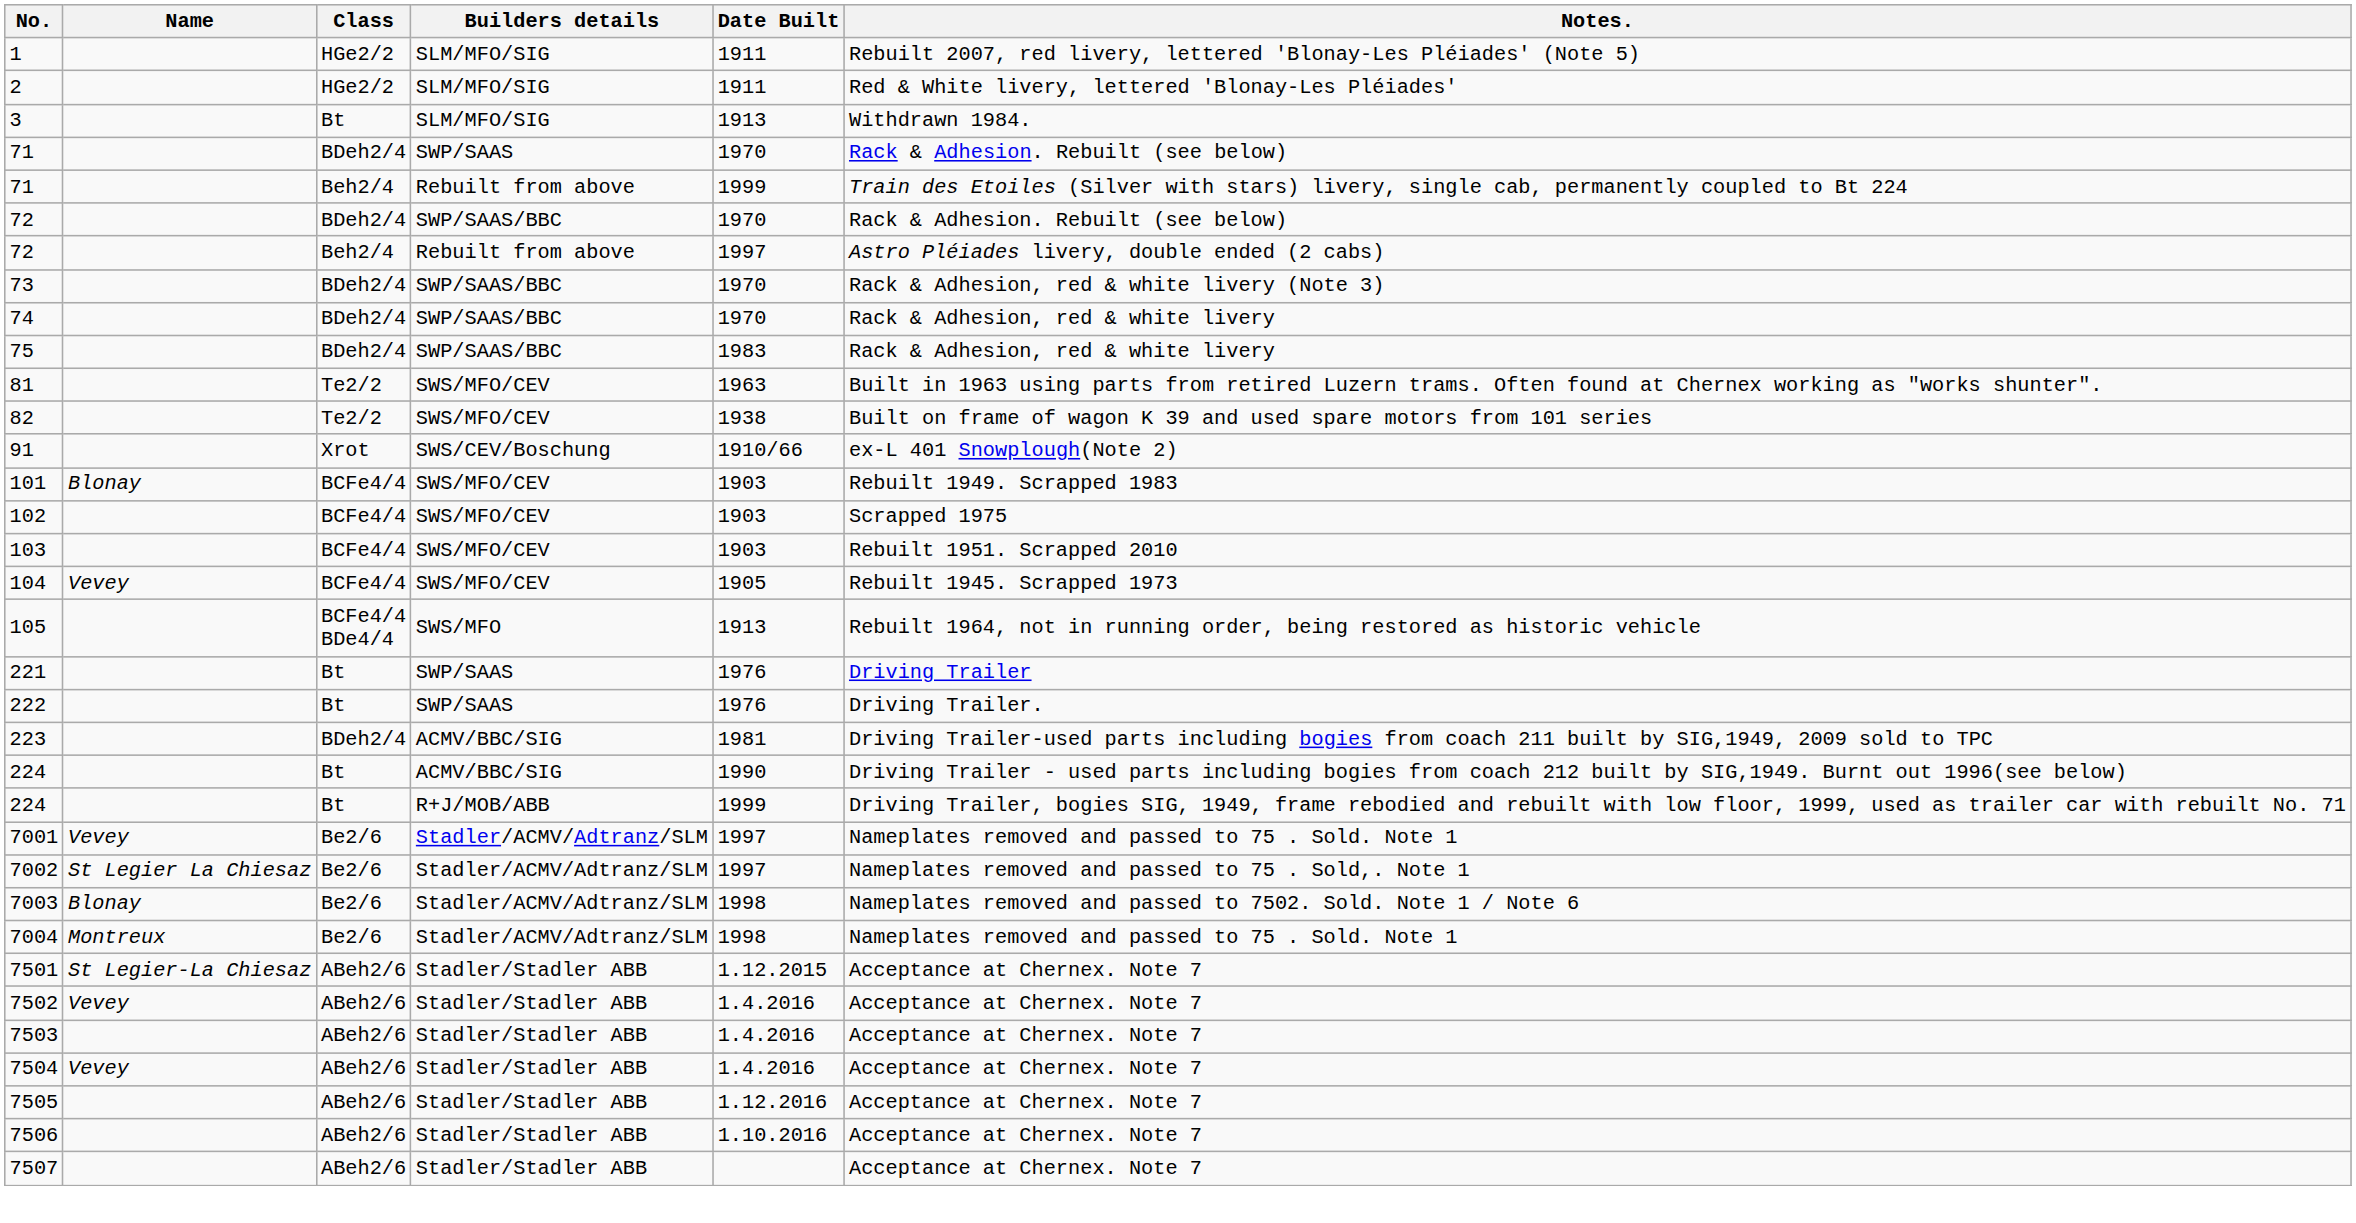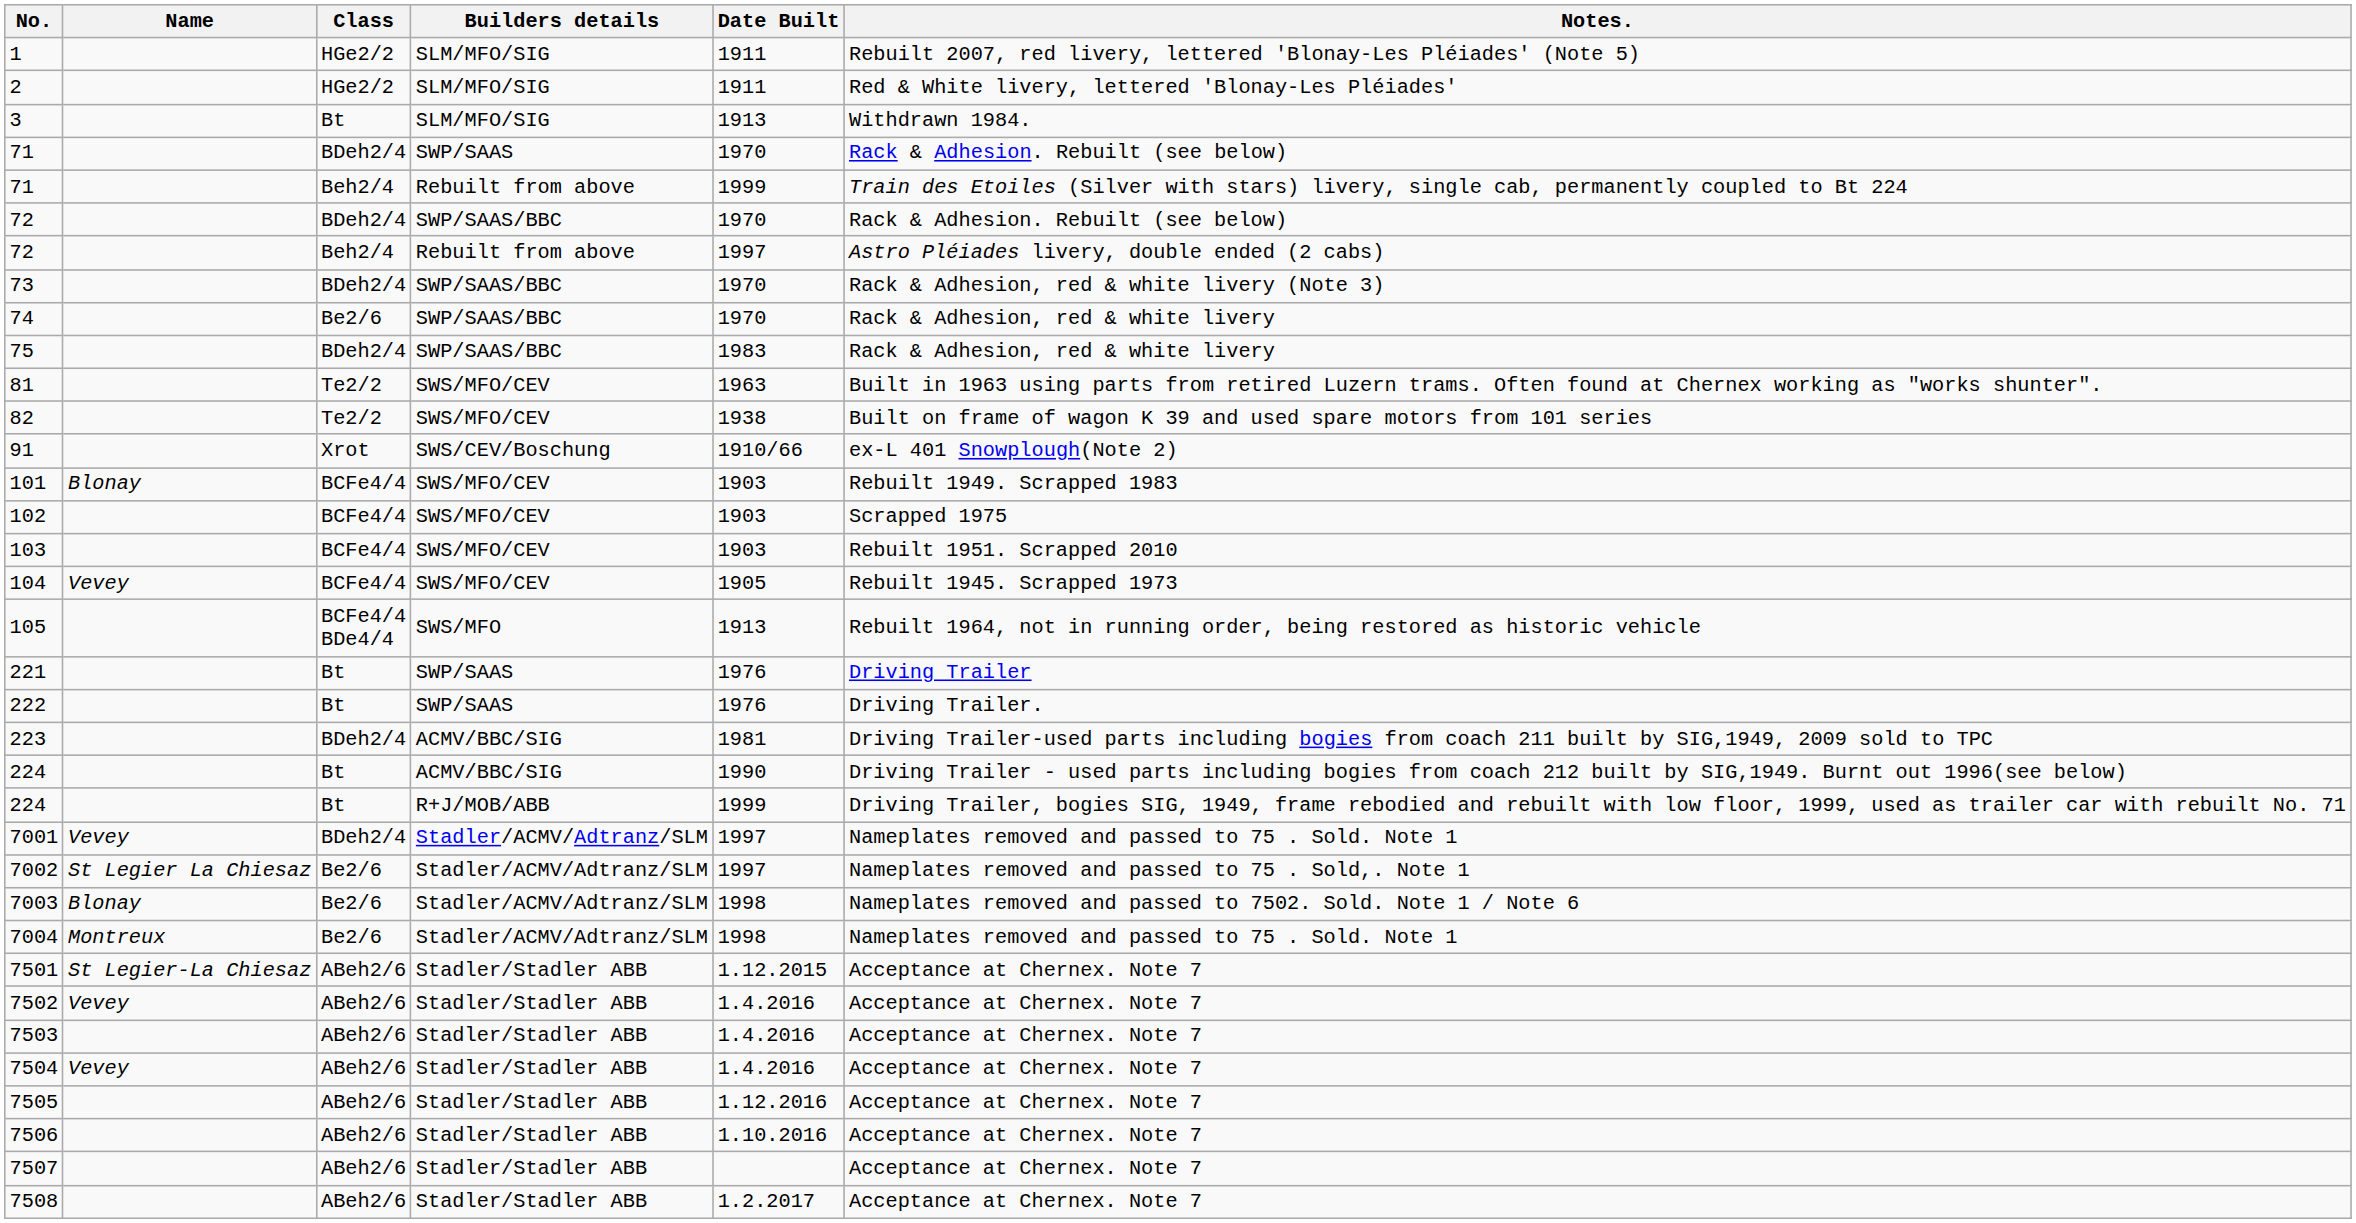(364, 319) BDeh2/4 -> (351, 319) Be2/6
(351, 838) Be2/6 -> (364, 838) BDeh2/4
+ row: (34, 1202)
